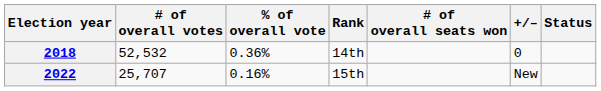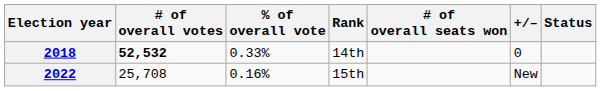(143, 53) normal -> (143, 53) bold
(249, 53) 0.36% -> (249, 53) 0.33%
(143, 75) 25,707 -> (143, 75) 25,708
